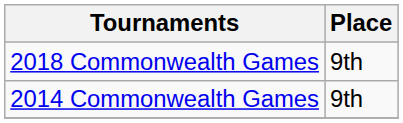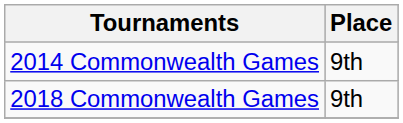rows swapped: (165, 99) <-> (165, 61)
